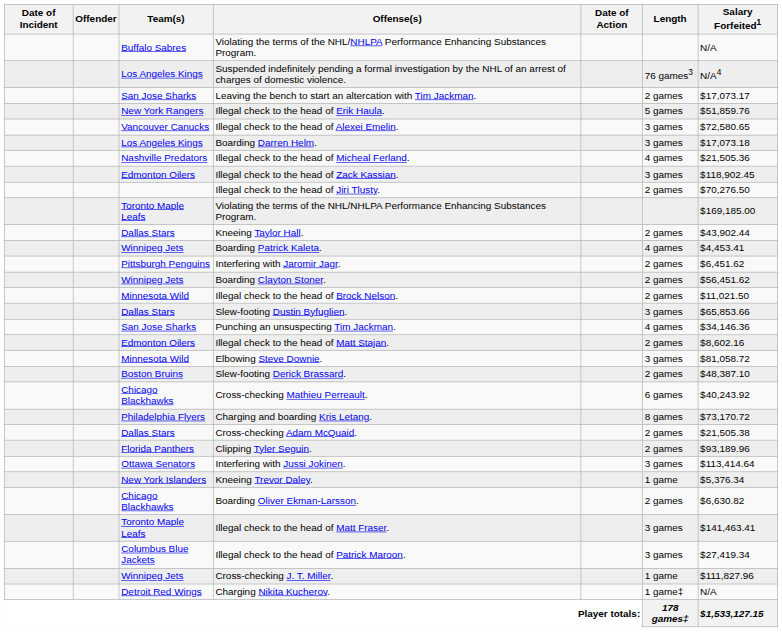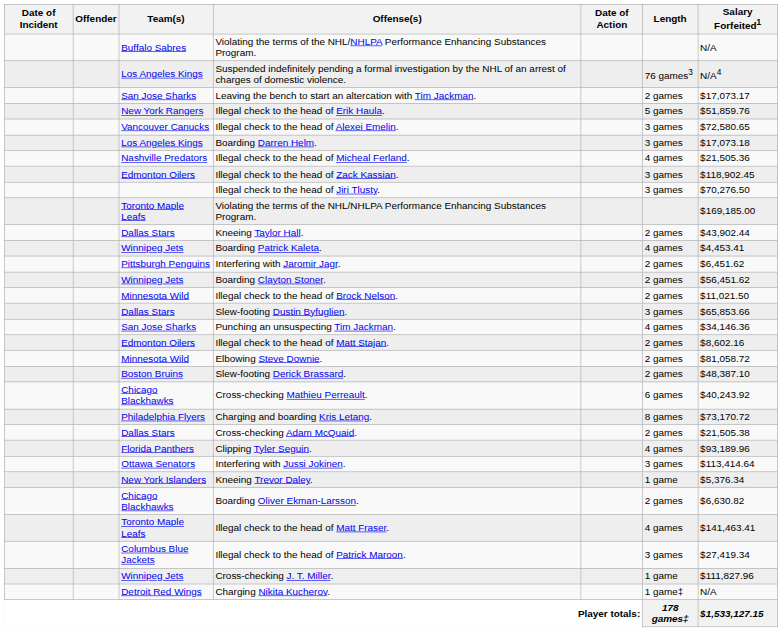(664, 190) 2 games -> (664, 190) 3 games
(664, 358) 3 games -> (664, 358) 2 games
(664, 448) 2 games -> (664, 448) 4 games
(664, 528) 3 games -> (664, 528) 4 games
